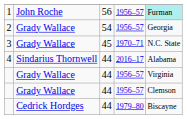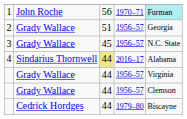(130, 12) 1956–57 -> (130, 12) 1970–71
(107, 28) 54 -> (107, 28) 51
(130, 43) 1970–71 -> (130, 43) 1956–57
(107, 59) no background -> (107, 59) khaki background
